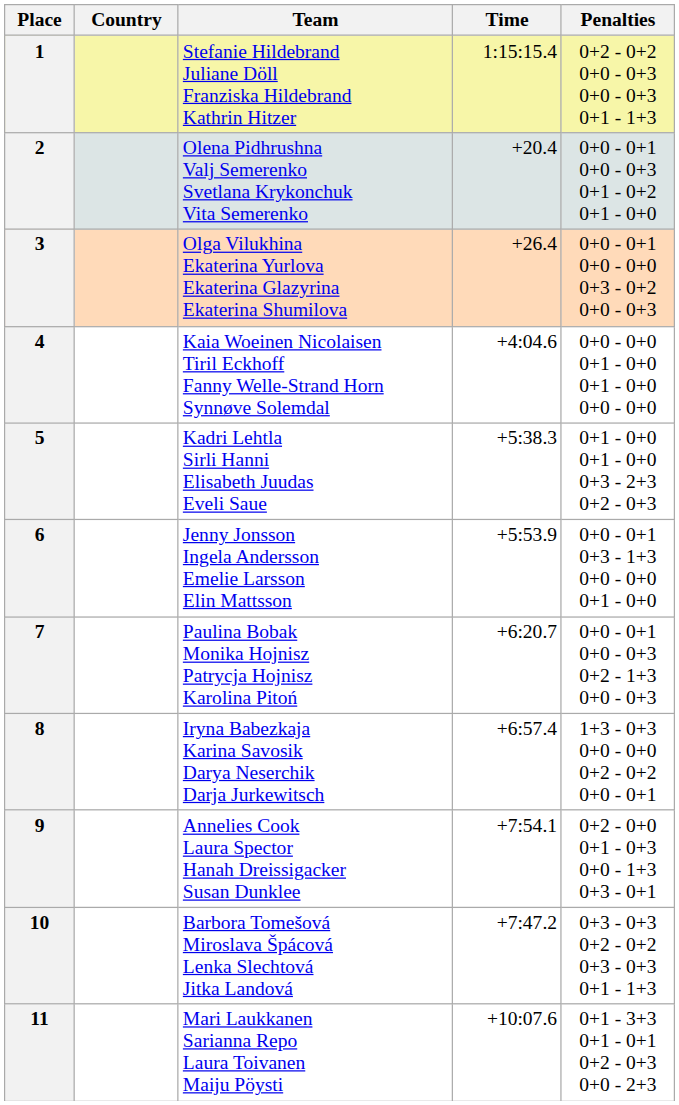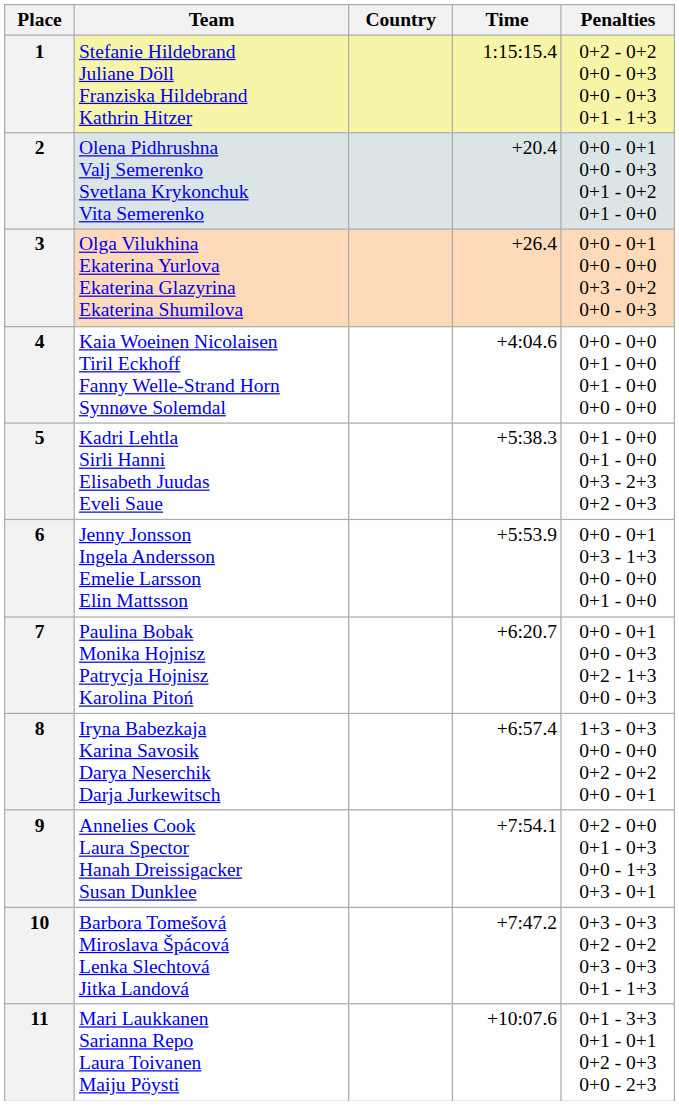columns swapped: (126, 19) <-> (316, 19)
